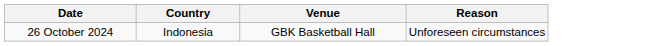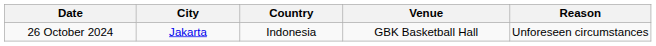+ column: (188, 13)
